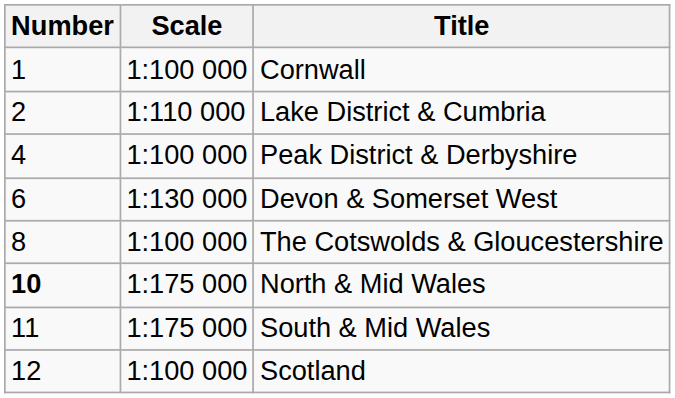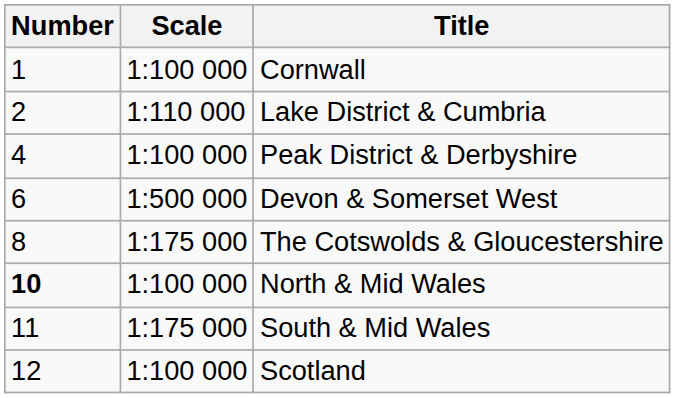(187, 198) 1:130 000 -> (187, 198) 1:500 000
(187, 241) 1:100 000 -> (187, 241) 1:175 000
(187, 284) 1:175 000 -> (187, 284) 1:100 000
